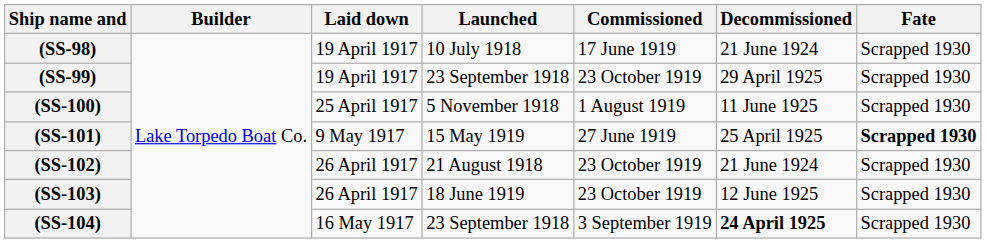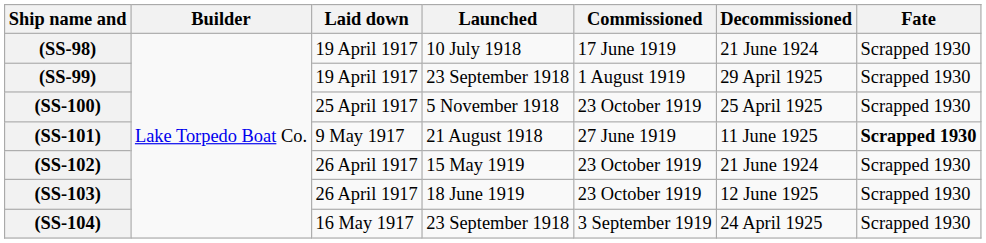(640, 77) 23 October 1919 -> (631, 77) 1 August 1919
(631, 106) 1 August 1919 -> (640, 106) 23 October 1919
(769, 106) 11 June 1925 -> (771, 106) 25 April 1925
(475, 135) 15 May 1919 -> (484, 135) 21 August 1918
(771, 135) 25 April 1925 -> (769, 135) 11 June 1925
(484, 164) 21 August 1918 -> (475, 164) 15 May 1919
(773, 223) bold -> (771, 223) normal
